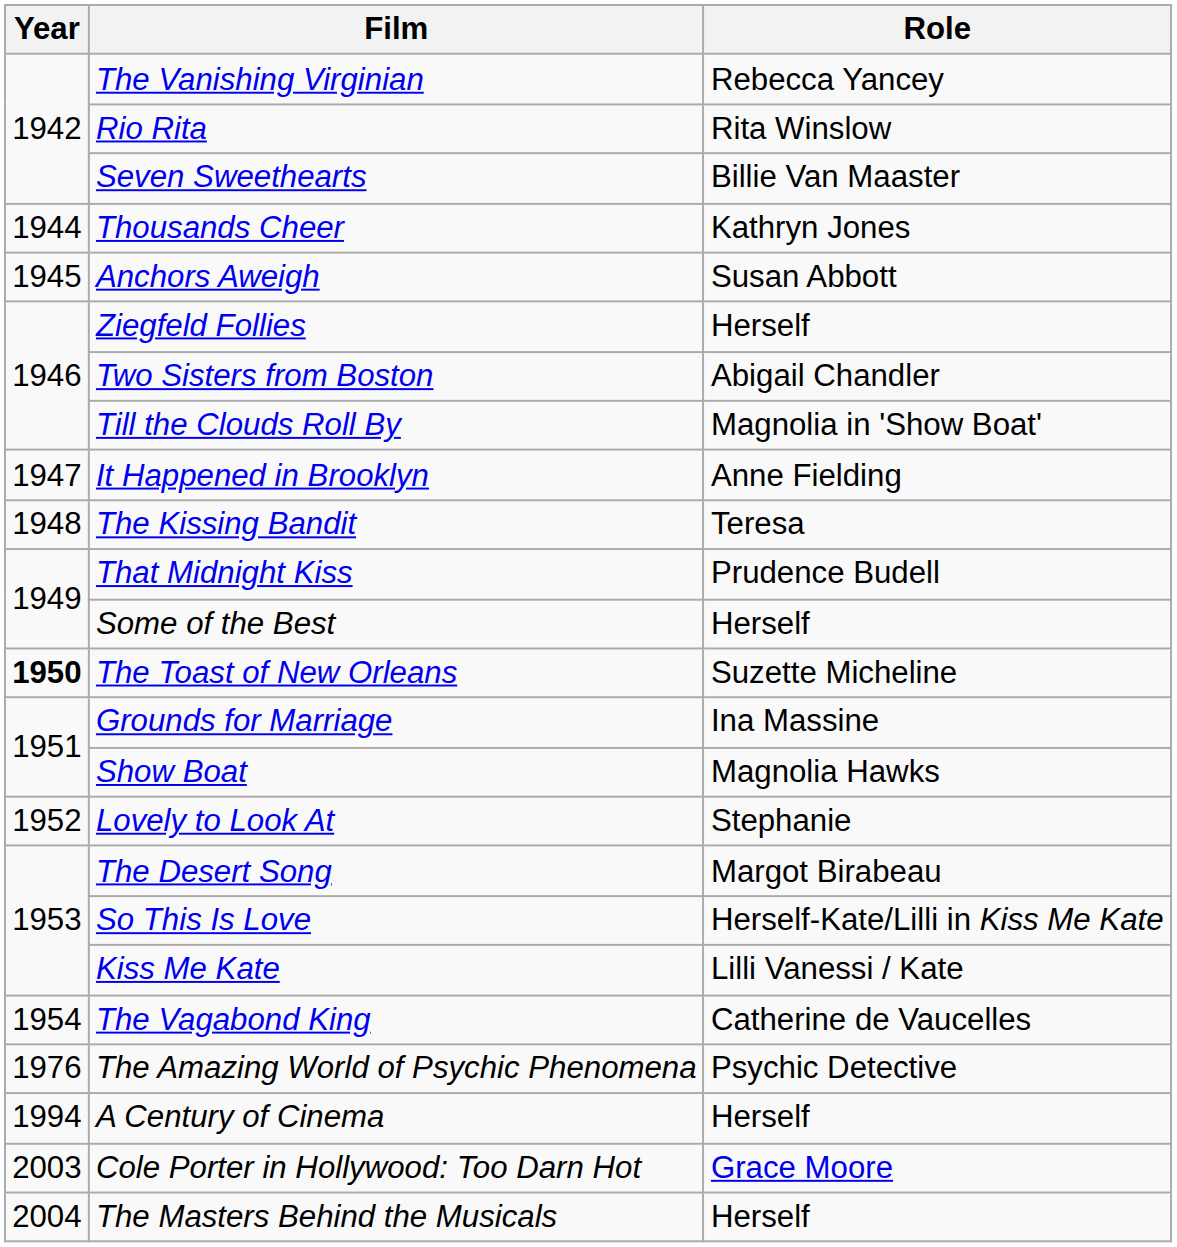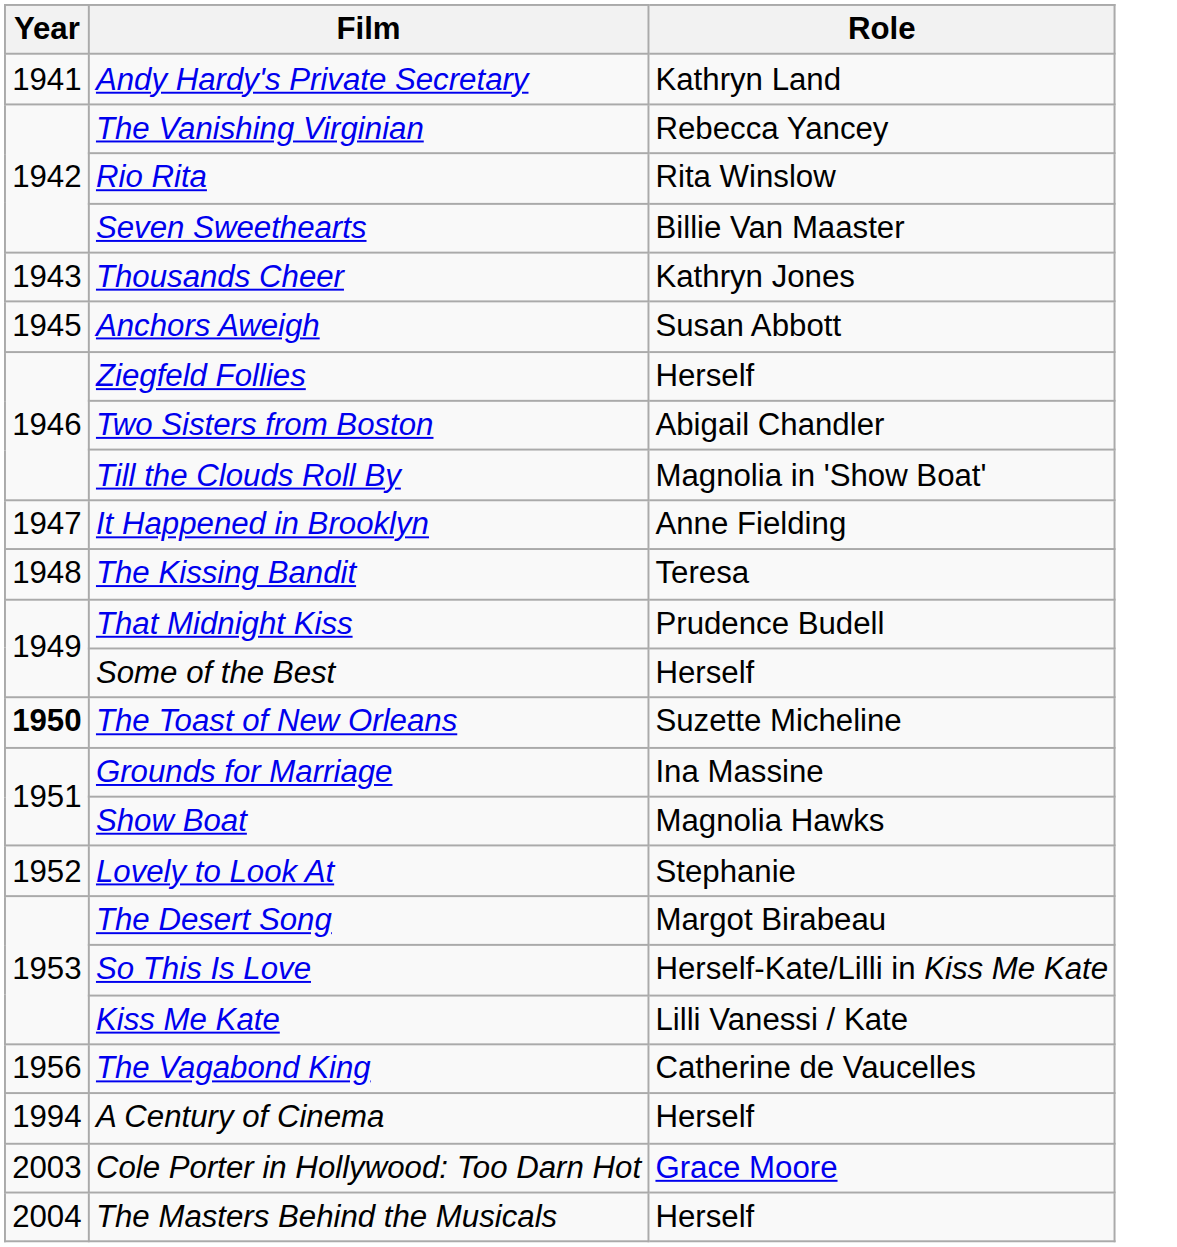+ row: (312, 78)
(47, 227) 1944 -> (47, 276) 1943
(47, 1018) 1954 -> (47, 1068) 1956
- row: (396, 1068)
